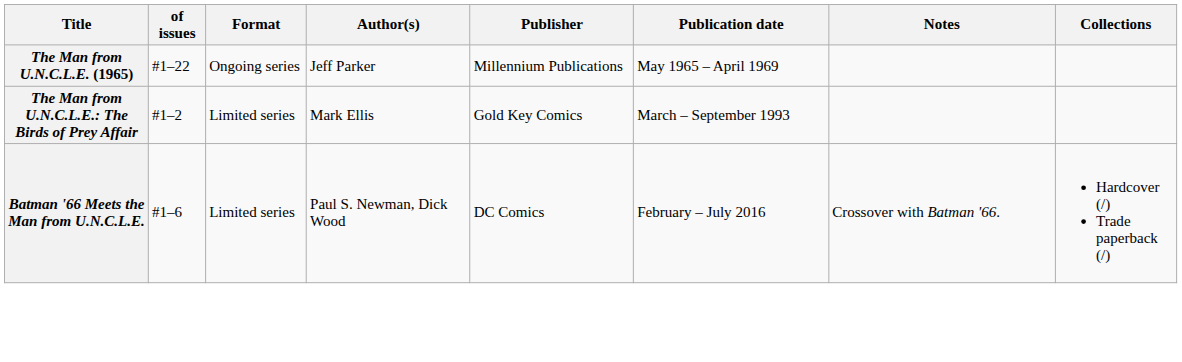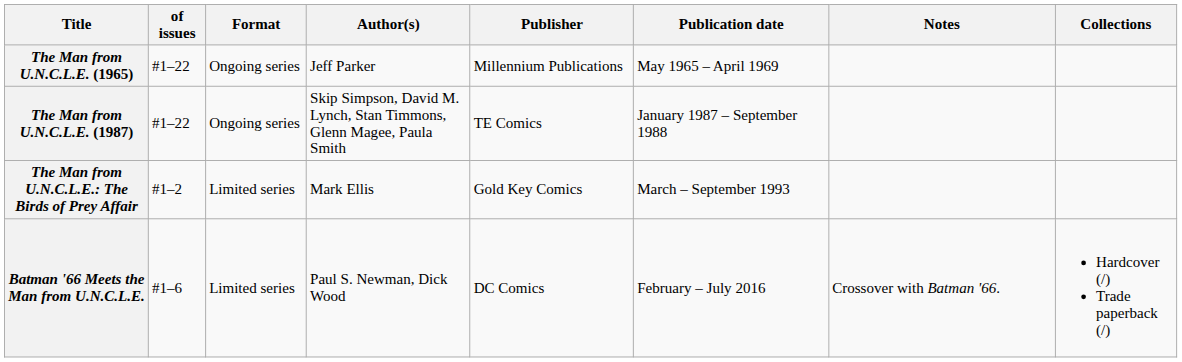+ row: (77, 123)
